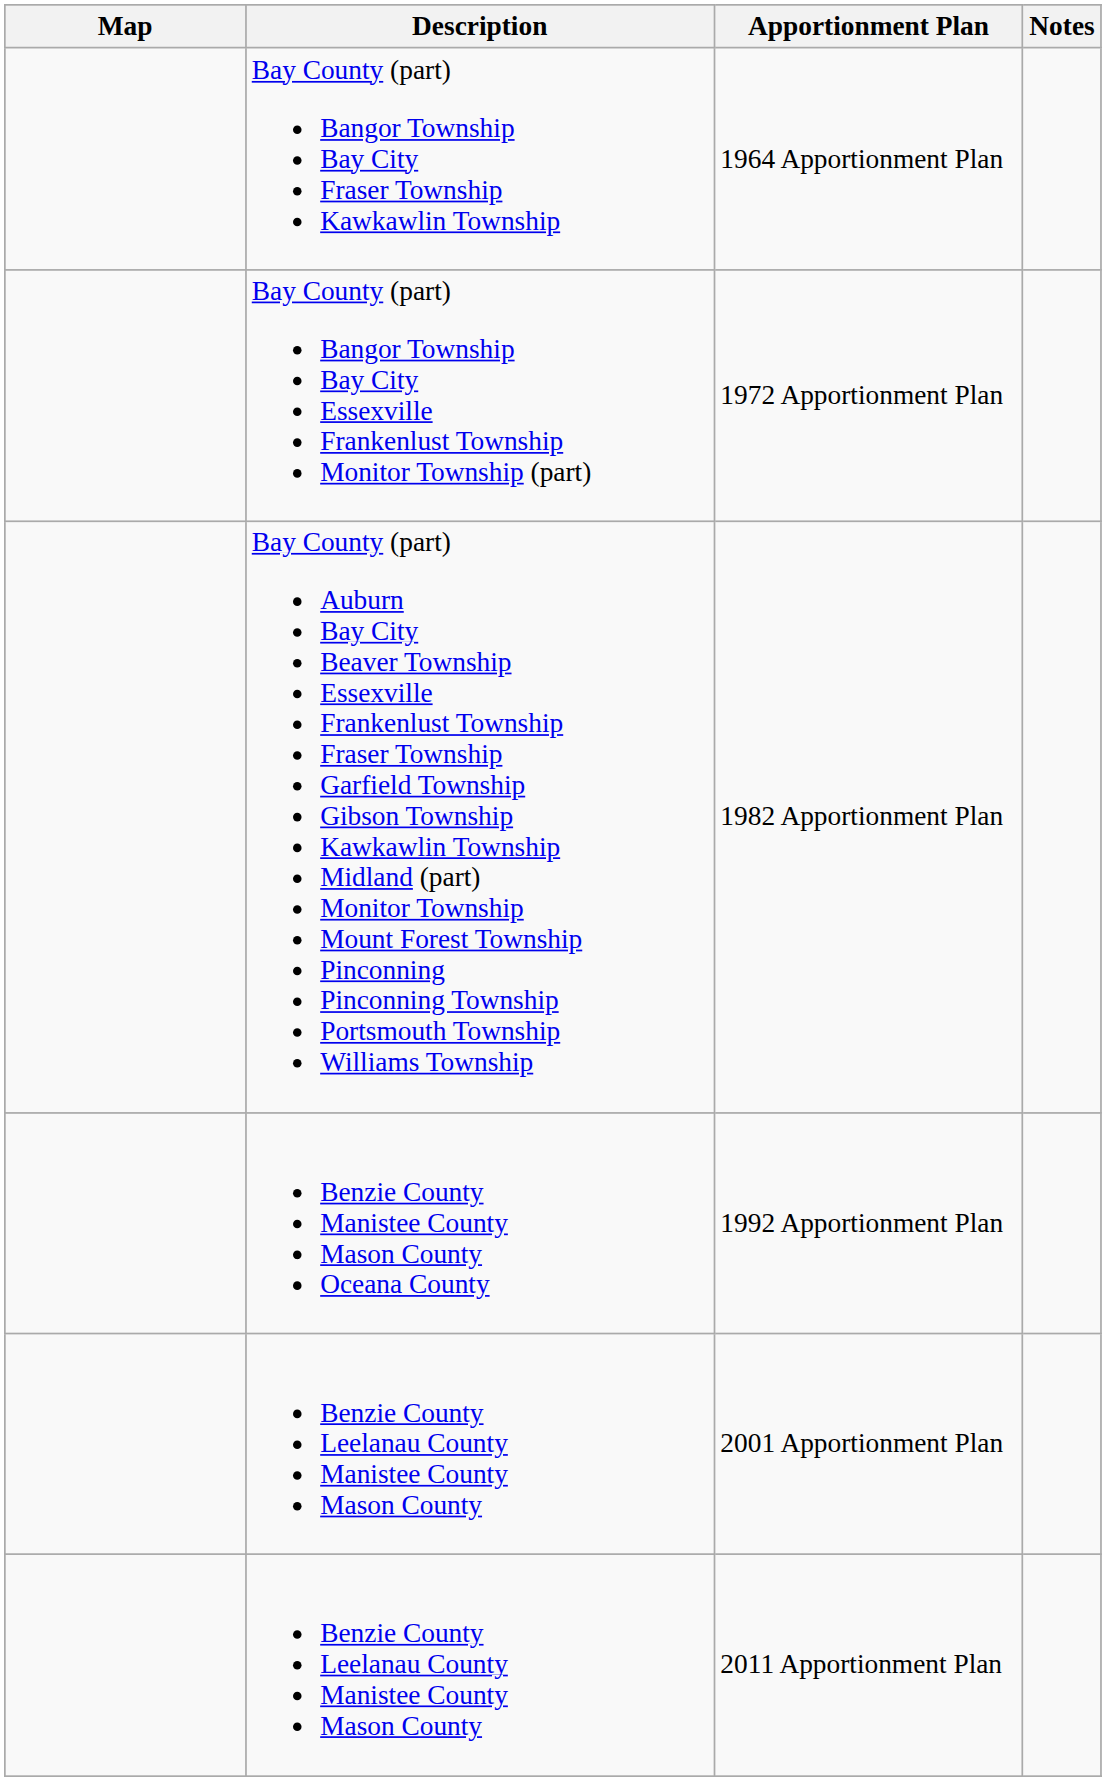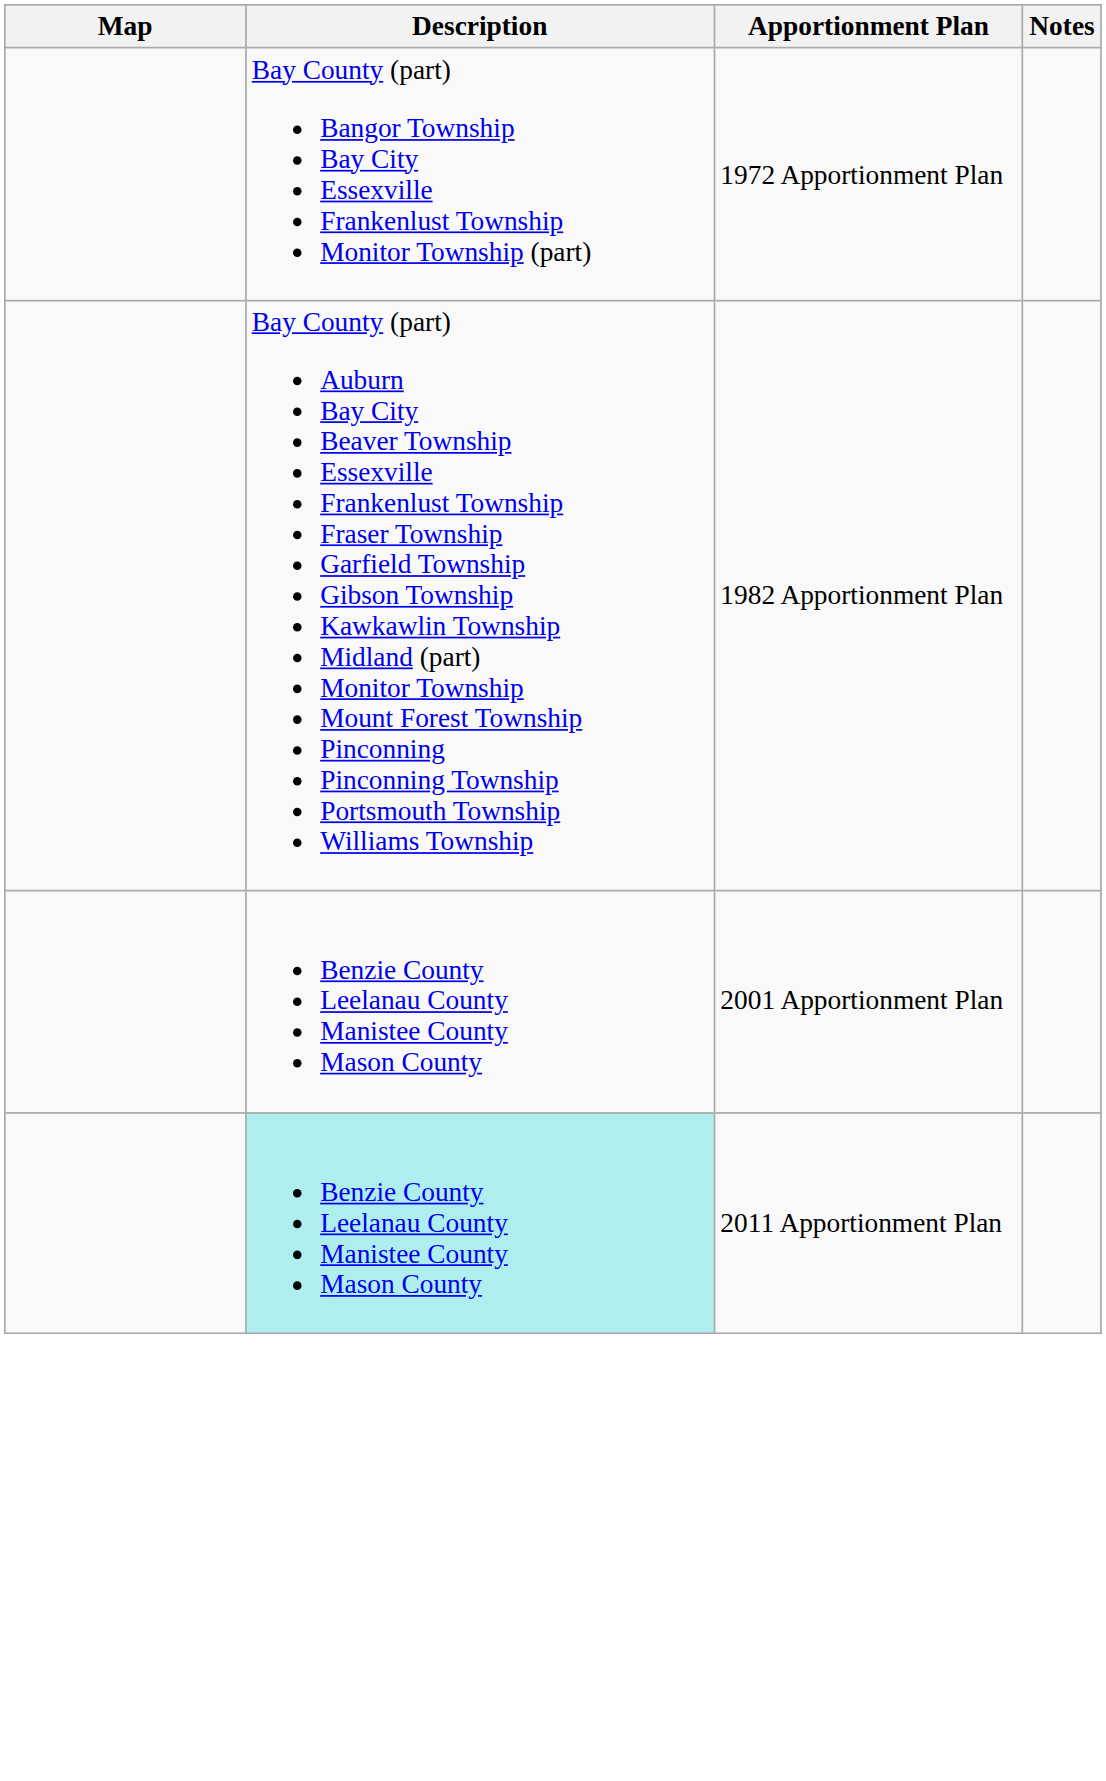- row: (862, 158)
- row: (862, 1222)
(480, 1681) no background -> (480, 1238) paleturquoise background
